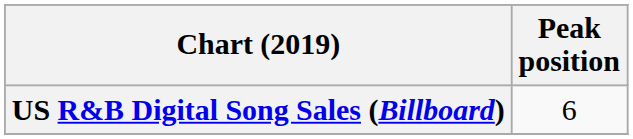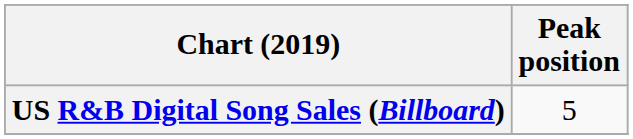(569, 109) 6 -> (569, 109) 5
